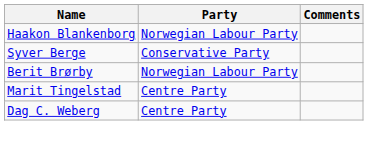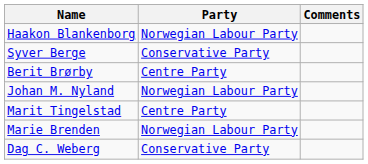(219, 72) Norwegian Labour Party -> (184, 72) Centre Party
+ row: (61, 91)
+ row: (54, 130)
(184, 110) Centre Party -> (205, 149) Conservative Party
